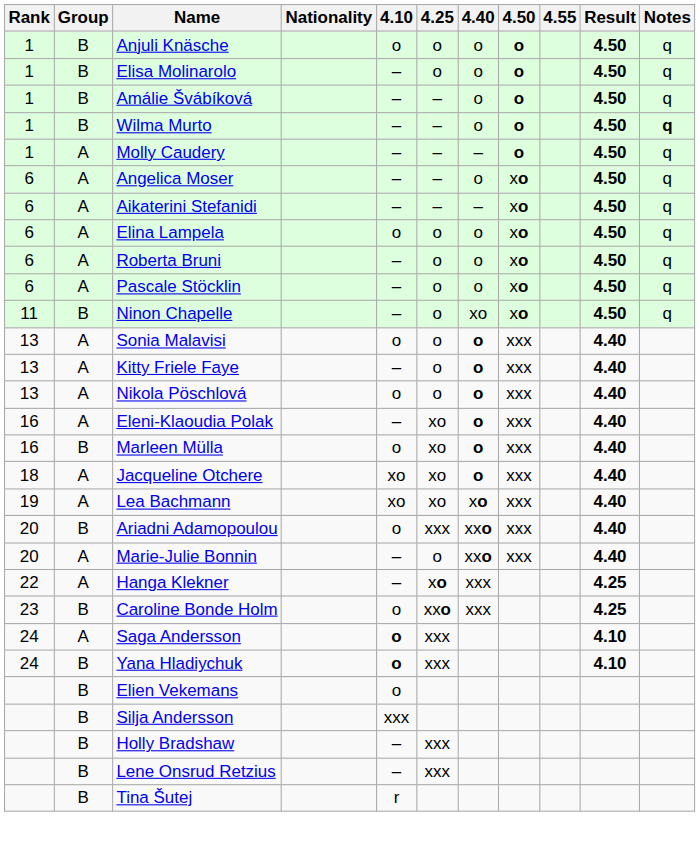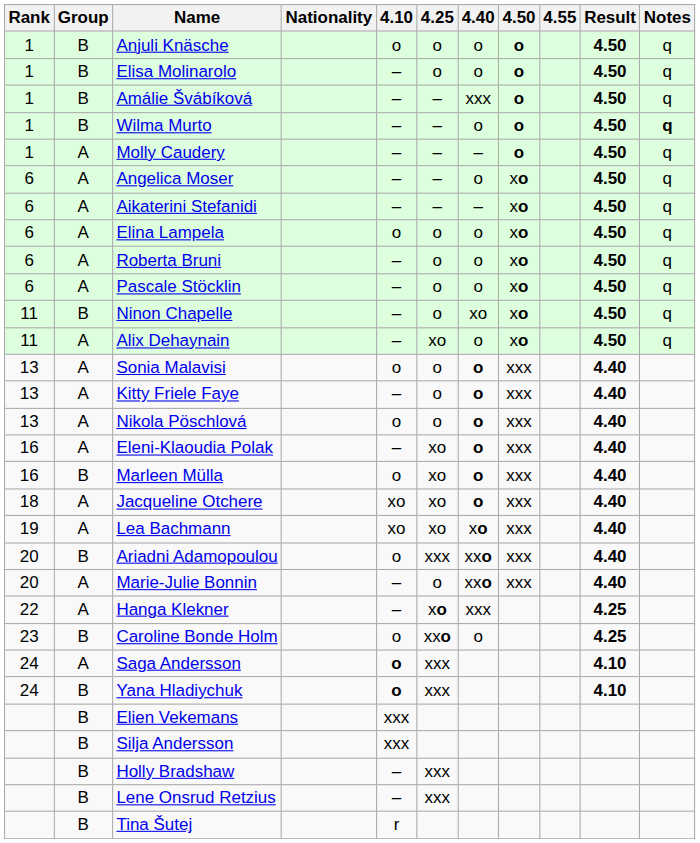(478, 98) o -> (478, 98) xxx
+ row: (173, 340)
(478, 609) xxx -> (478, 636) o
(396, 690) o -> (396, 717) xxx
